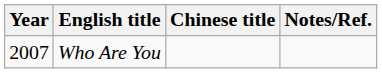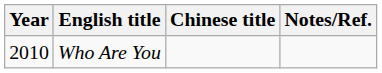(29, 51) 2007 -> (29, 51) 2010
